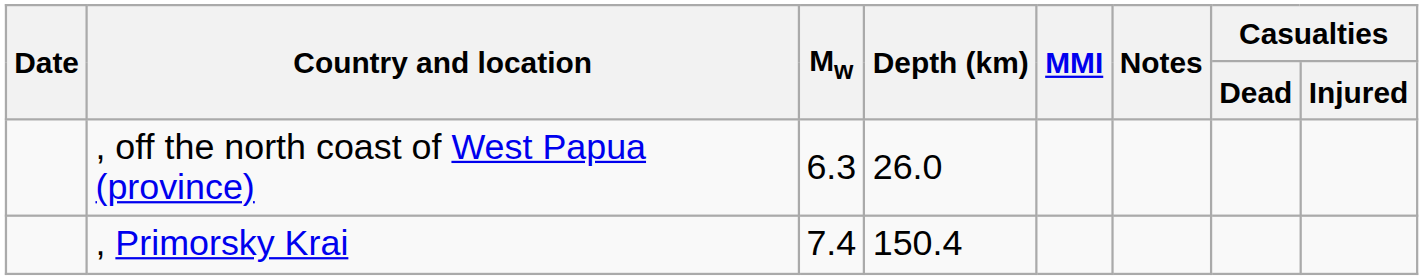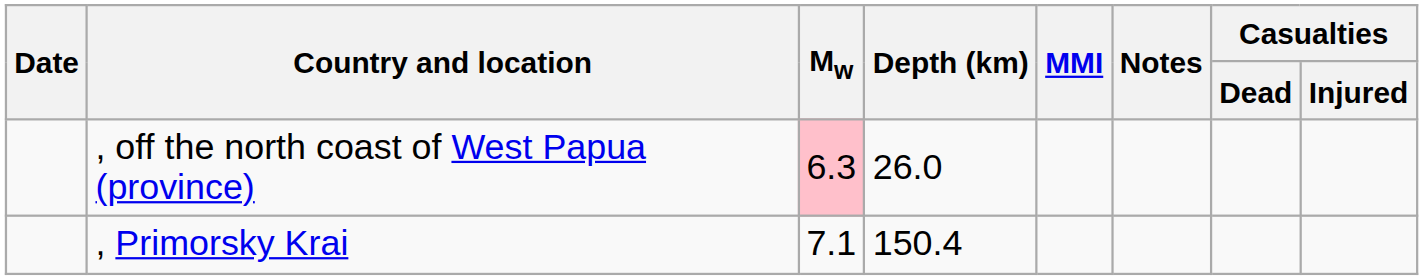(831, 166) no background -> (831, 166) pink background
(831, 243) 7.4 -> (831, 243) 7.1
